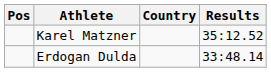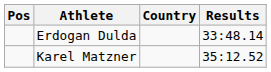rows swapped: (86, 56) <-> (86, 36)
